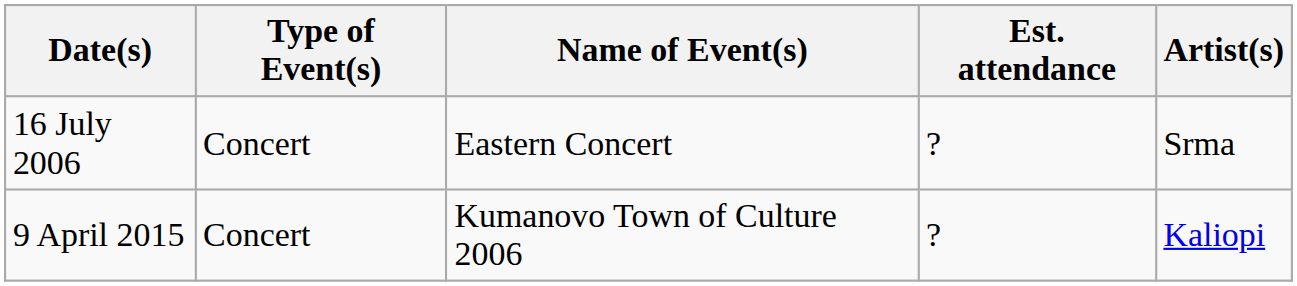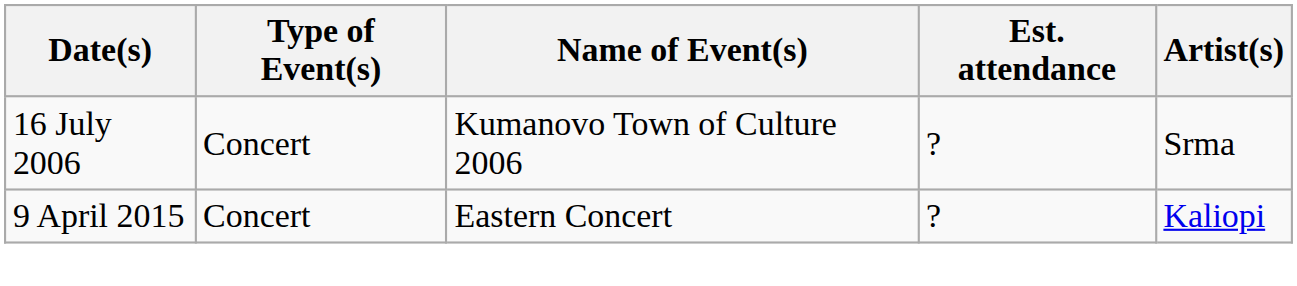(563, 142) Eastern Concert -> (646, 142) Kumanovo Town of Culture 2006
(646, 234) Kumanovo Town of Culture 2006 -> (563, 215) Eastern Concert
